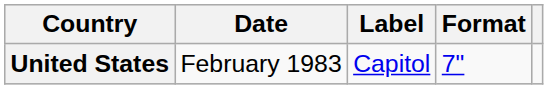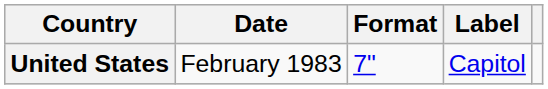columns swapped: (484, 24) <-> (392, 24)
